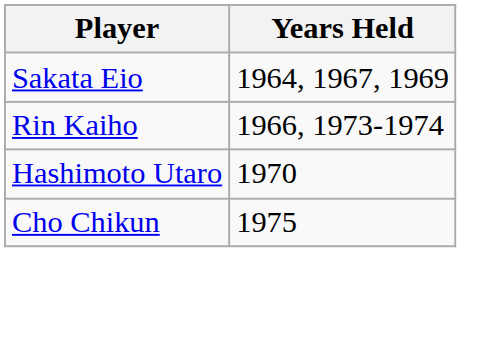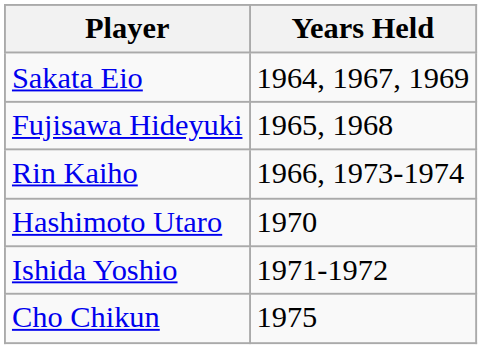+ row: (127, 125)
+ row: (95, 269)
